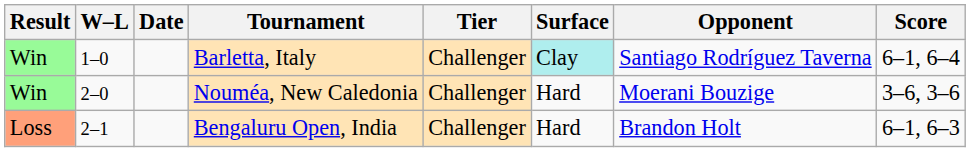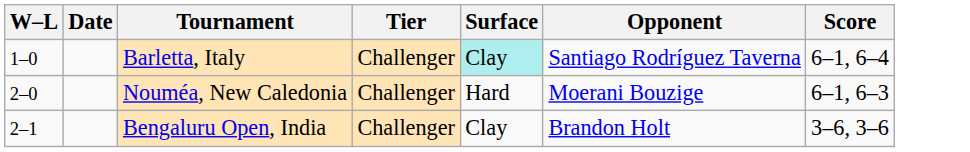- column: (40, 22)
(921, 92) 3–6, 3–6 -> (850, 92) 6–1, 6–3
(558, 127) Hard -> (486, 127) Clay
(921, 127) 6–1, 6–3 -> (850, 127) 3–6, 3–6
